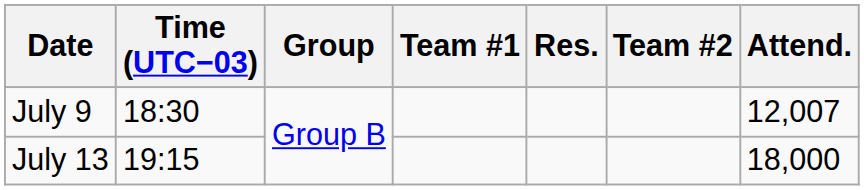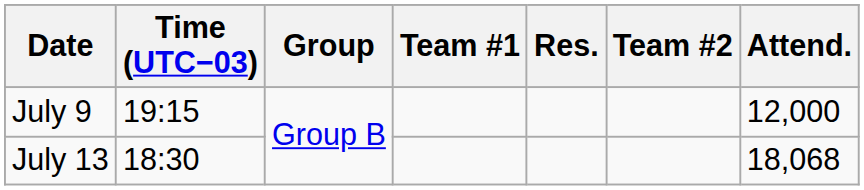(161, 111) 18:30 -> (161, 111) 19:15
(794, 111) 12,007 -> (794, 111) 12,000
(161, 160) 19:15 -> (161, 160) 18:30
(794, 160) 18,000 -> (794, 160) 18,068
